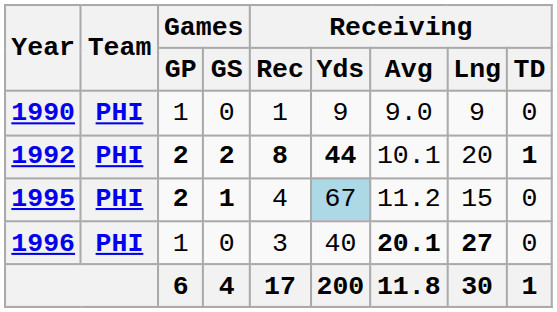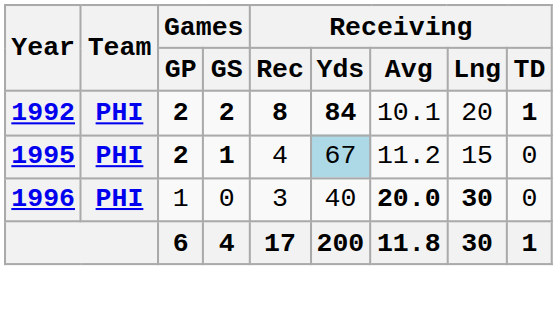- row: (43, 113)
(340, 156) 44 -> (340, 113) 84
(409, 243) 20.1 -> (409, 200) 20.0
(477, 243) 27 -> (477, 200) 30
